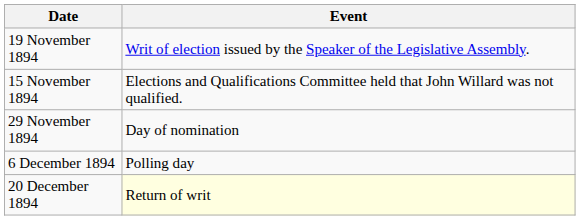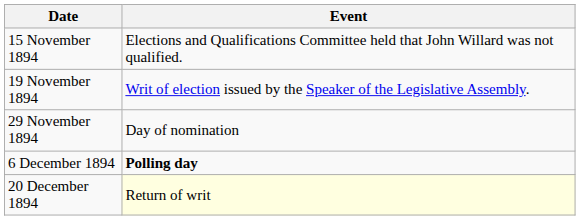rows swapped: (49, 89) <-> (49, 48)
(160, 162) normal -> (162, 162) bold
